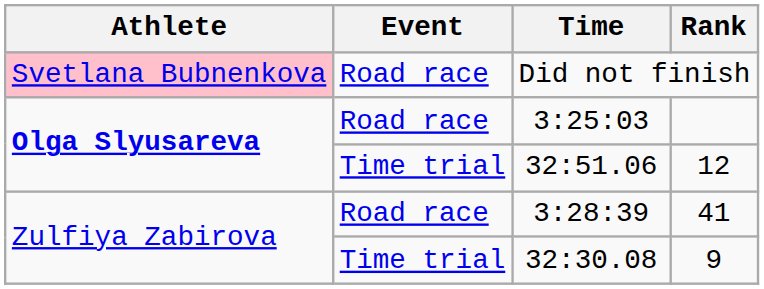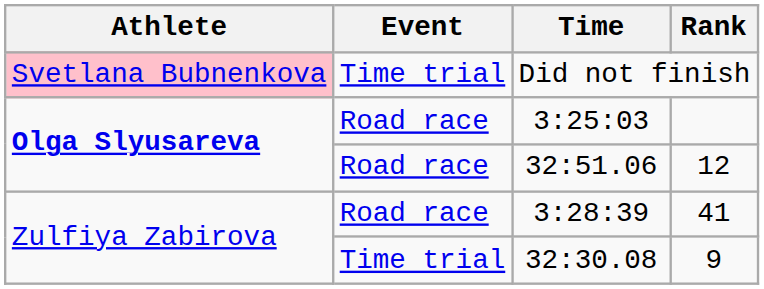(414, 74) Road race -> (422, 74) Time trial
(422, 167) Time trial -> (414, 167) Road race
